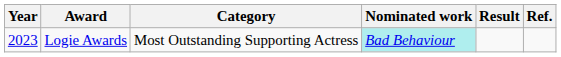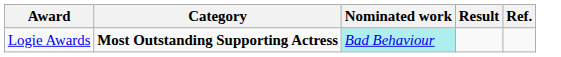- column: (23, 16)
(246, 39) normal -> (218, 39) bold
